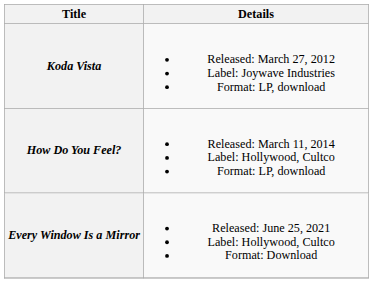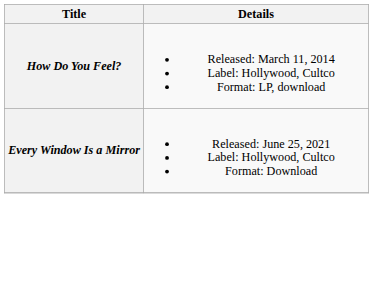- row: (74, 66)
